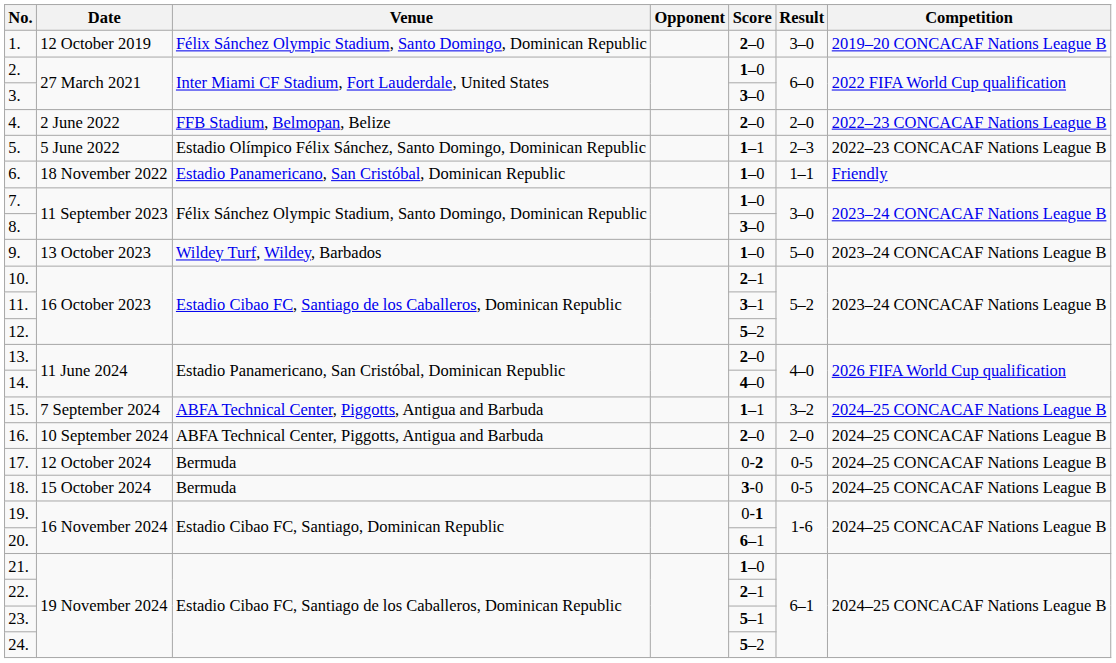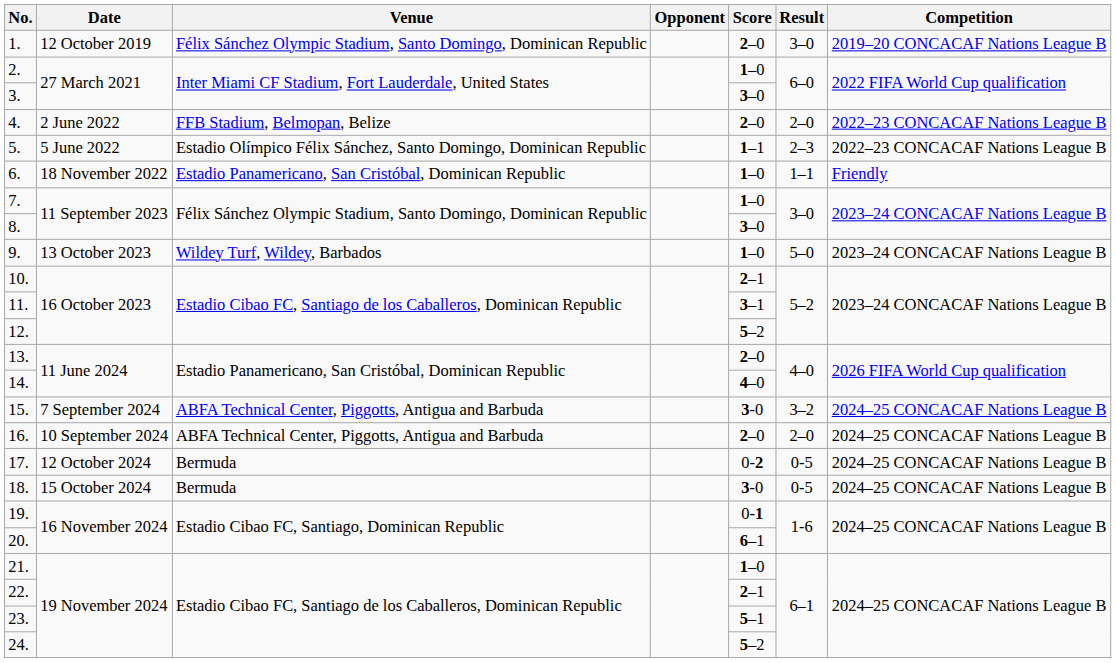(752, 409) 1–1 -> (752, 409) 3-0
